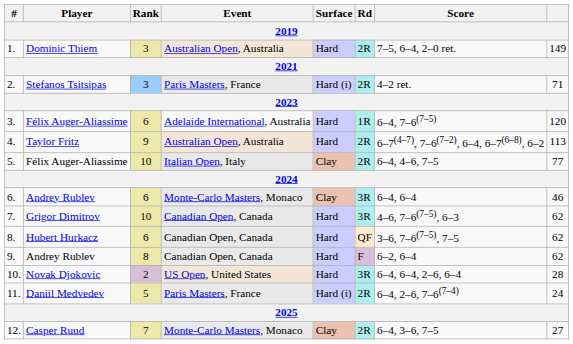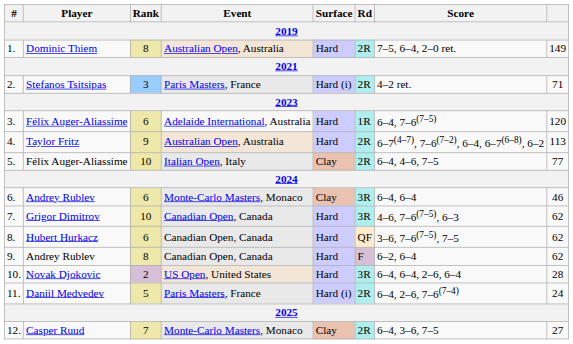(146, 48) 3 -> (146, 48) 8
